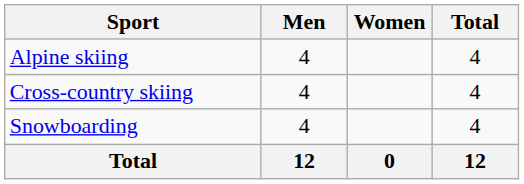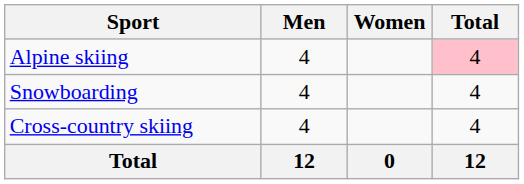(475, 56) no background -> (475, 56) pink background
rows swapped: (101, 91) <-> (74, 126)
